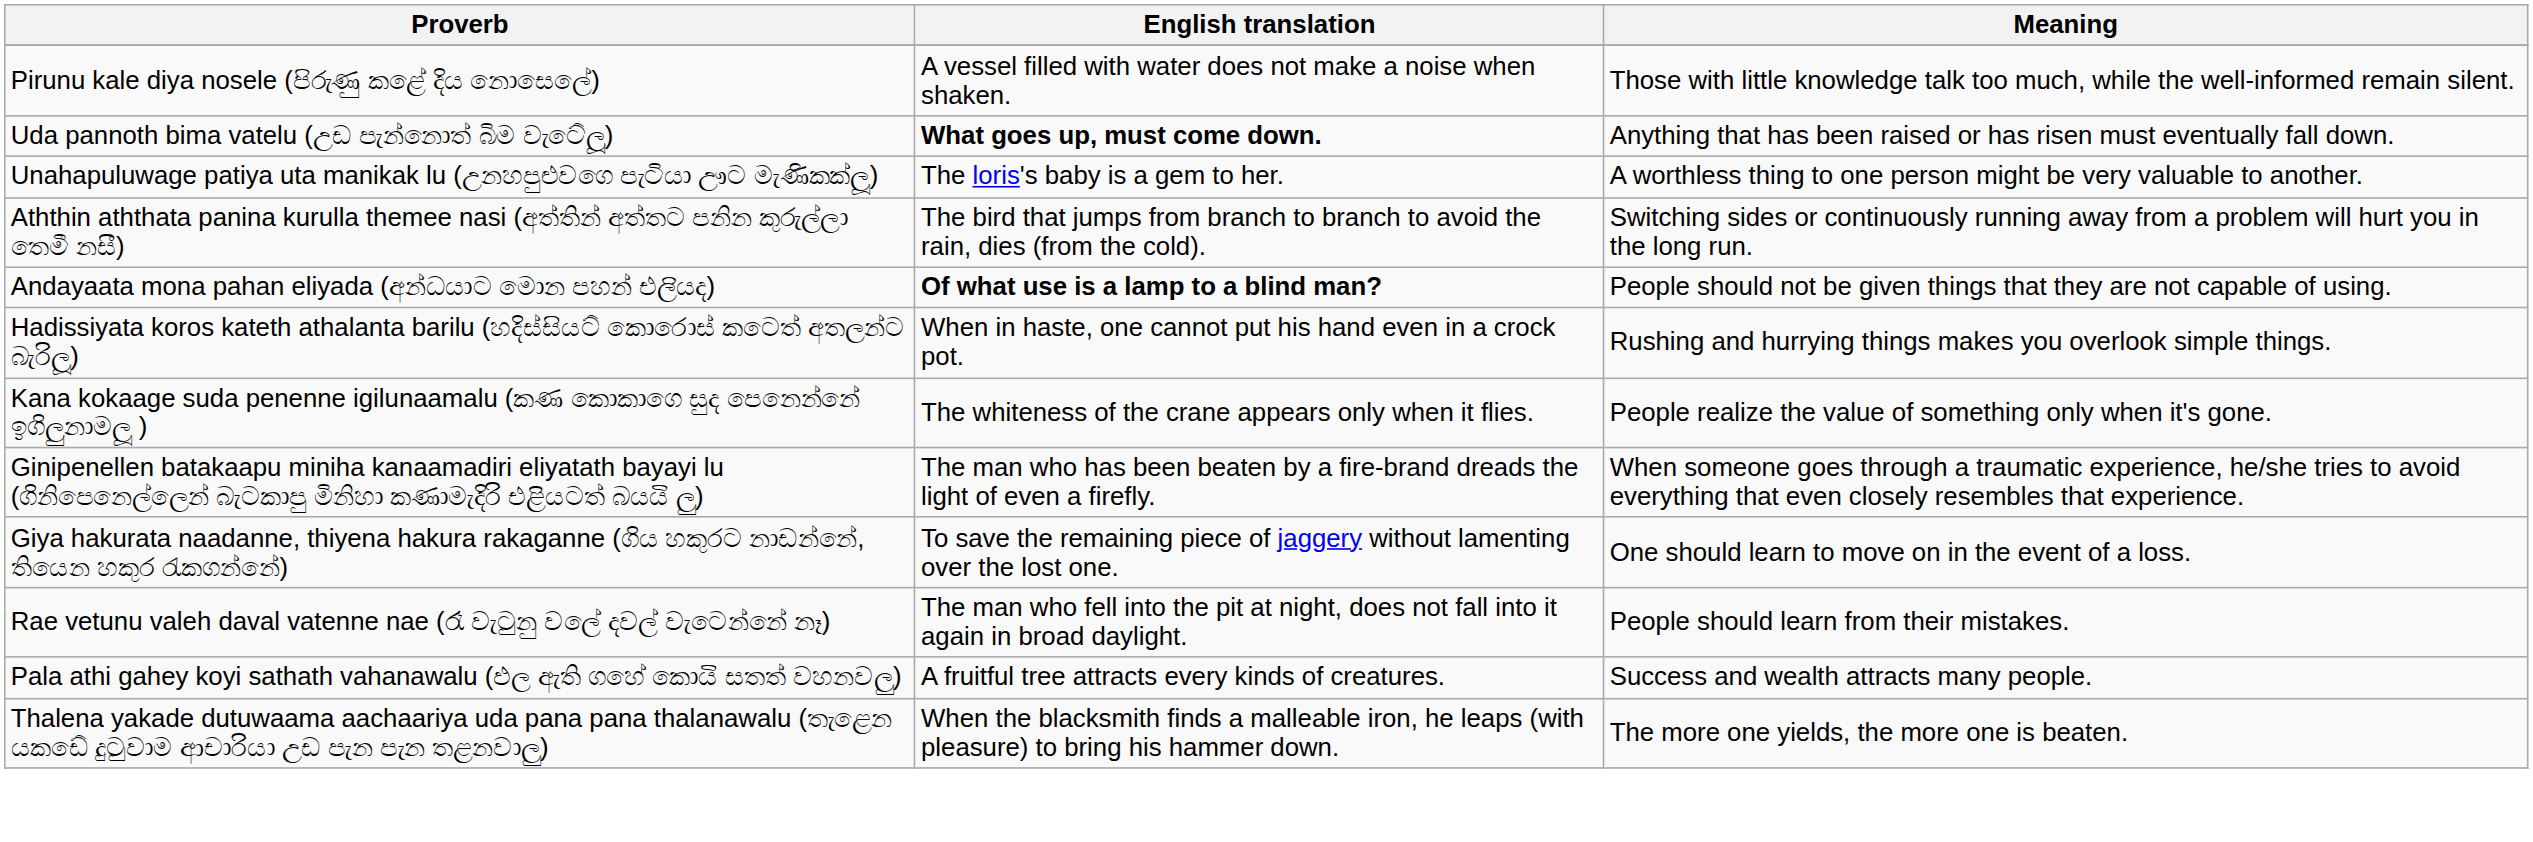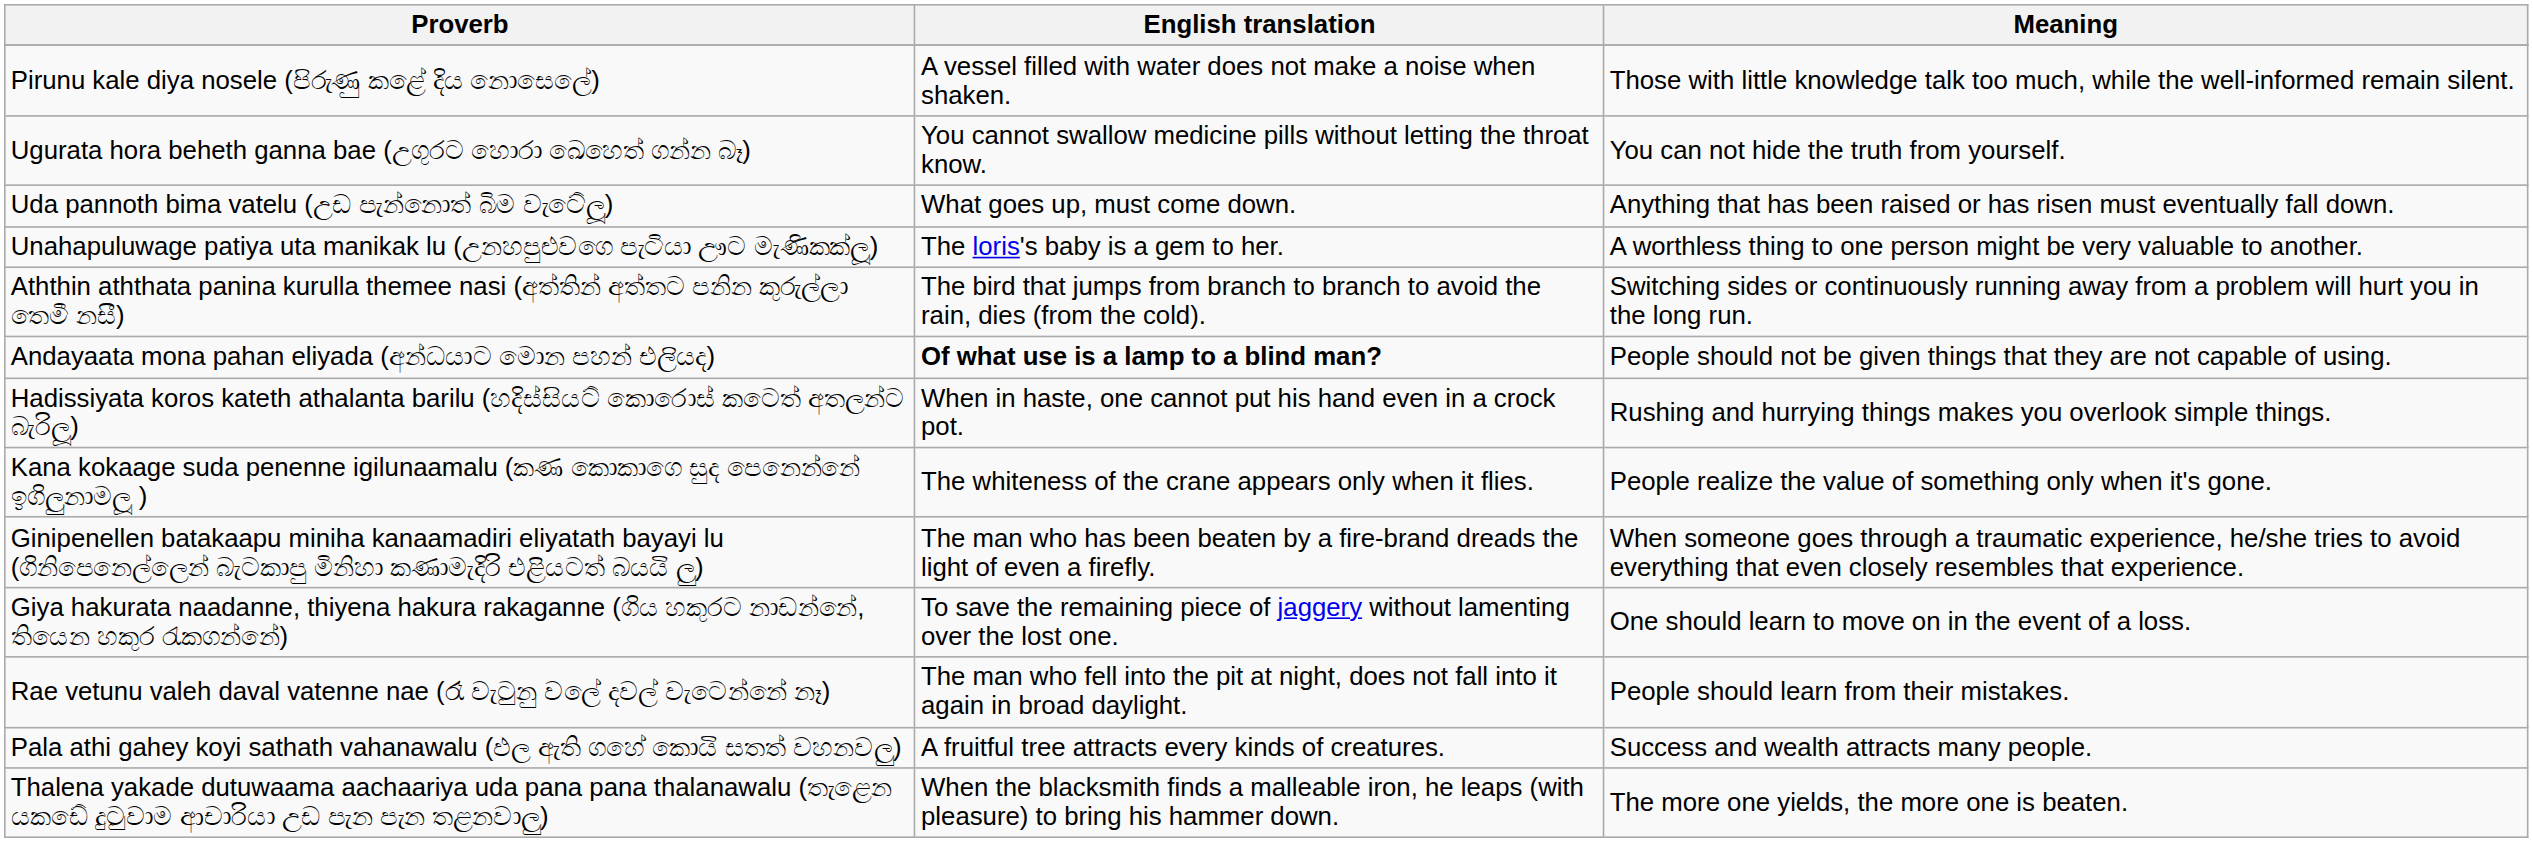+ row: (381, 150)
(1121, 135) bold -> (1109, 205) normal
